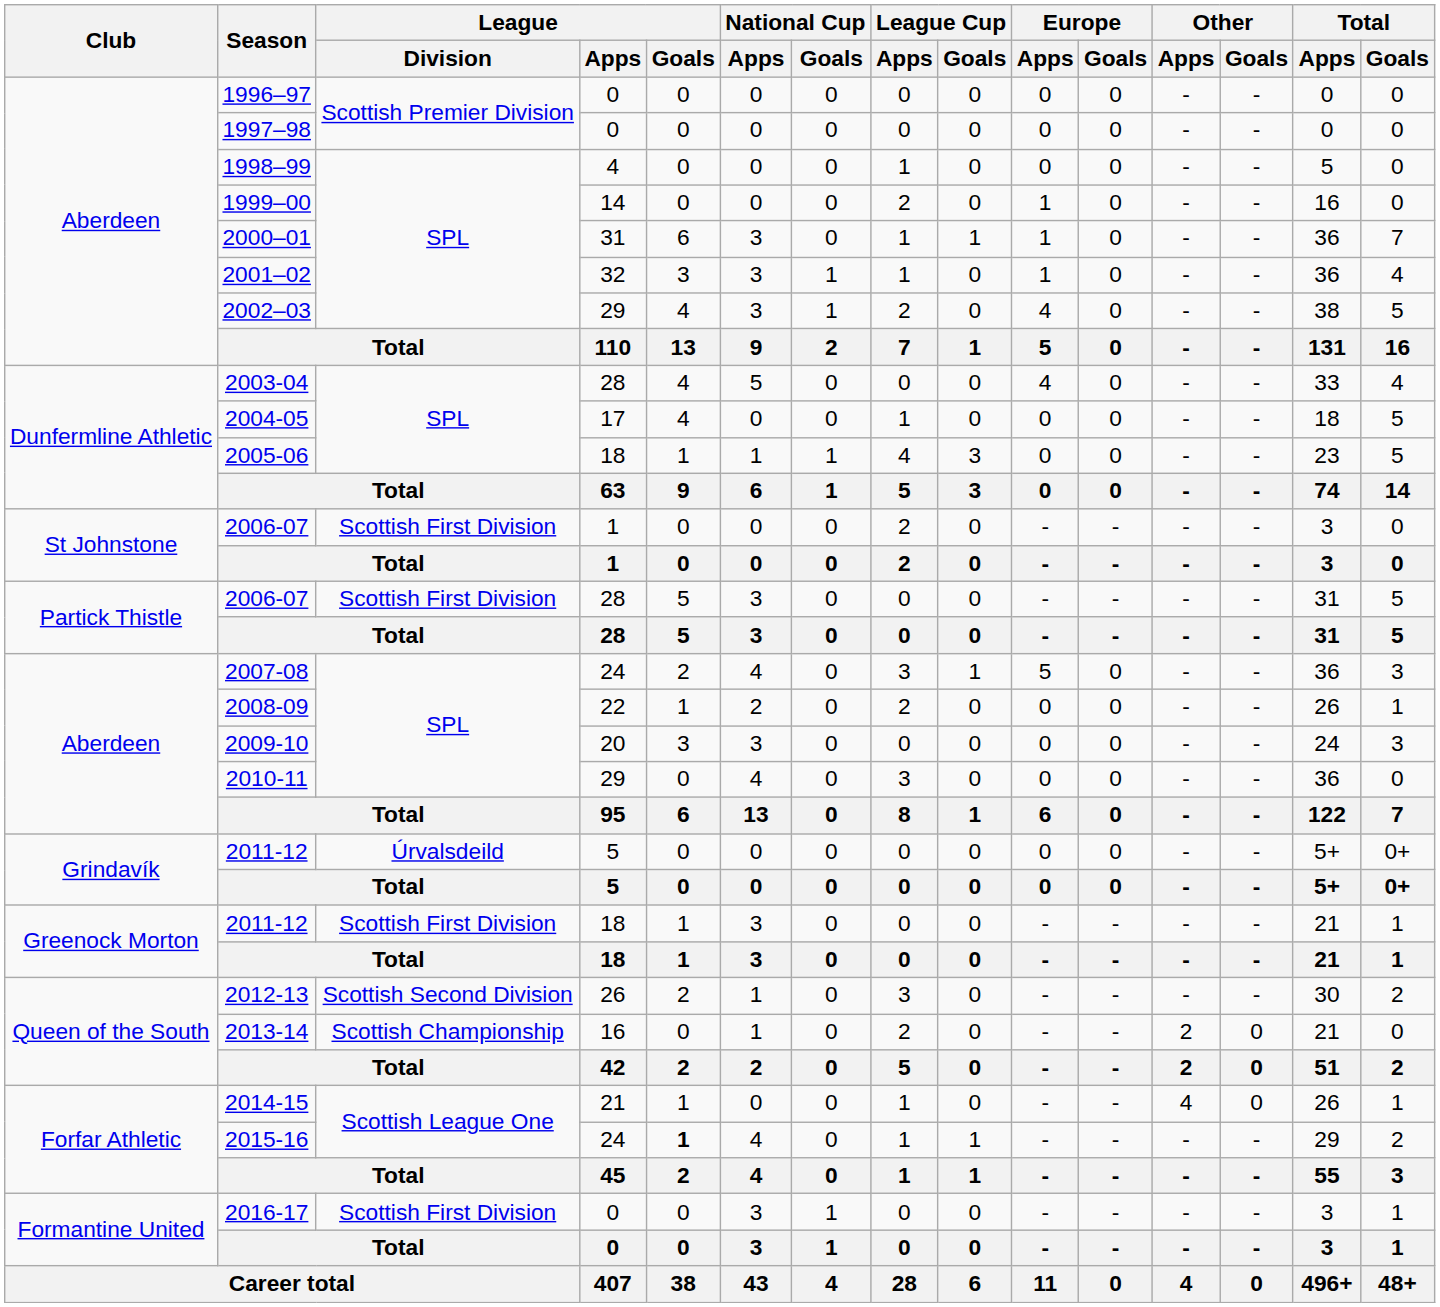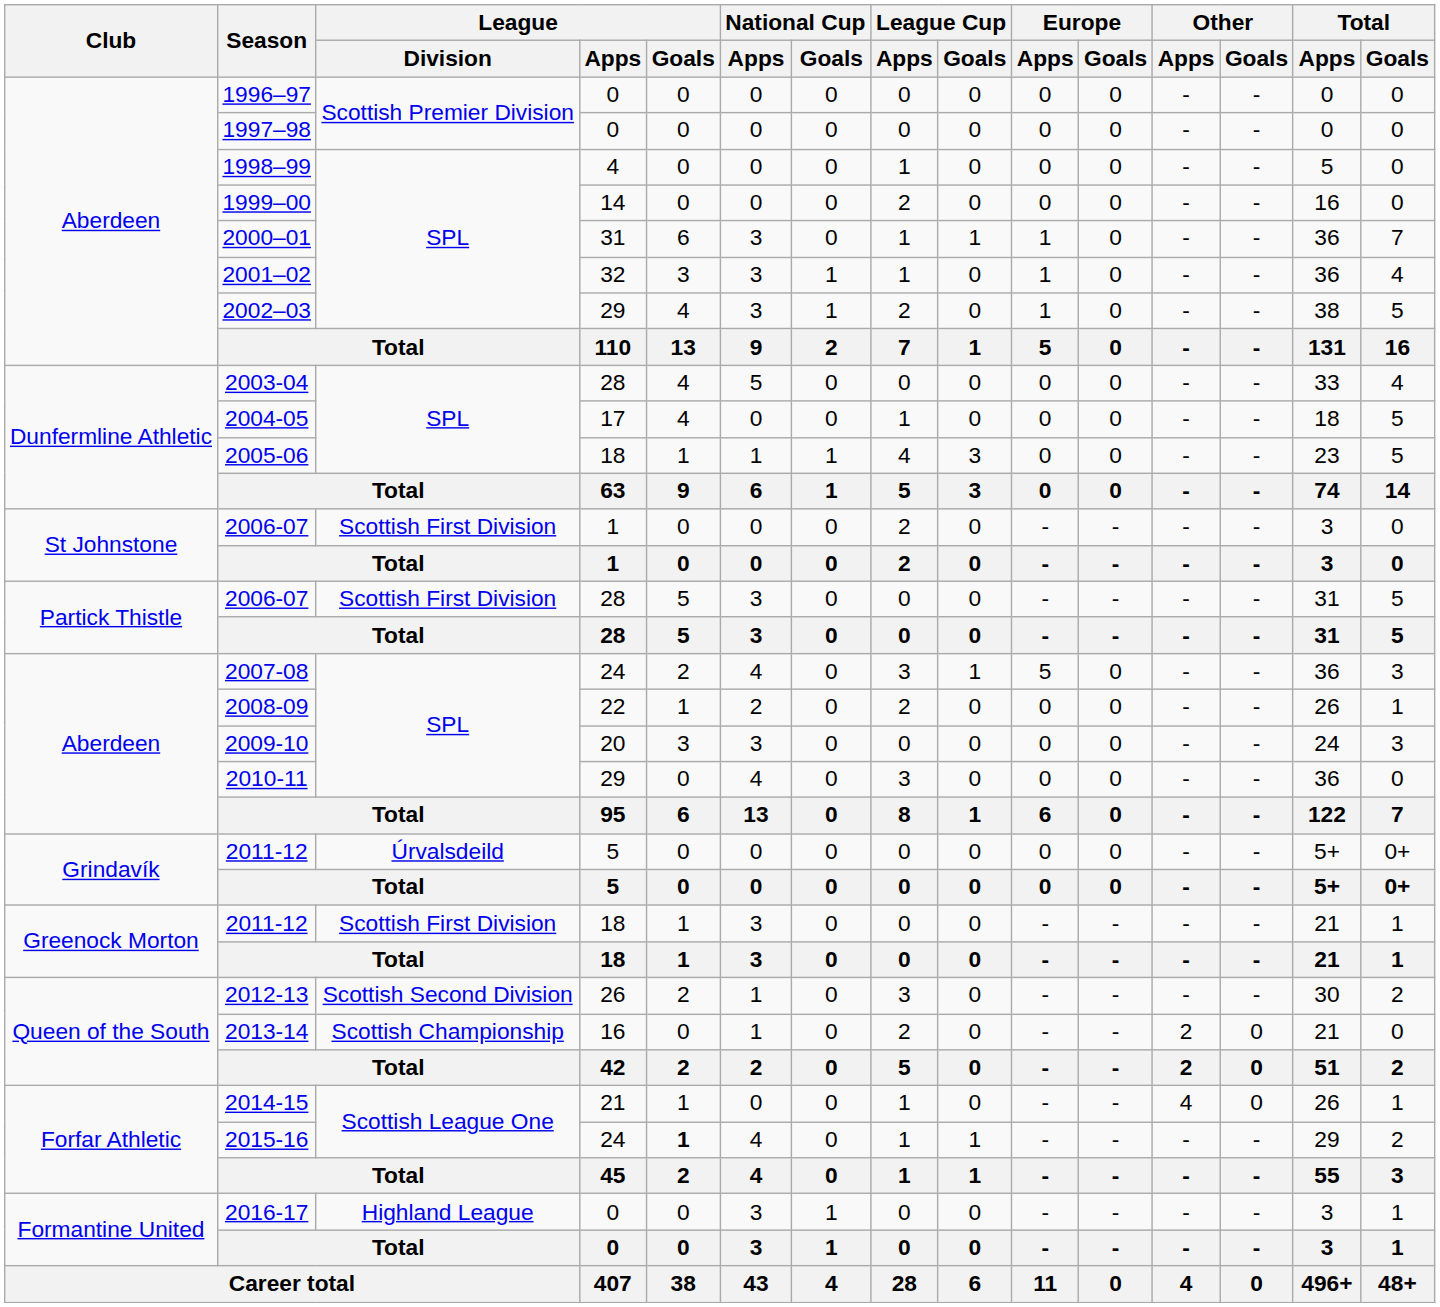(1045, 202) 1 -> (1045, 202) 0
(1045, 310) 4 -> (1045, 310) 1
(1045, 382) 4 -> (1045, 382) 0
(448, 1211) Scottish First Division -> (448, 1211) Highland League
